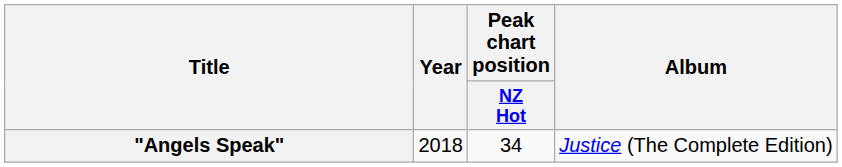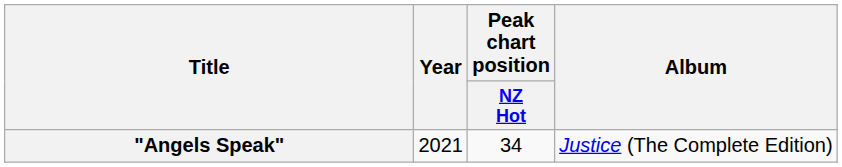(441, 145) 2018 -> (441, 145) 2021
